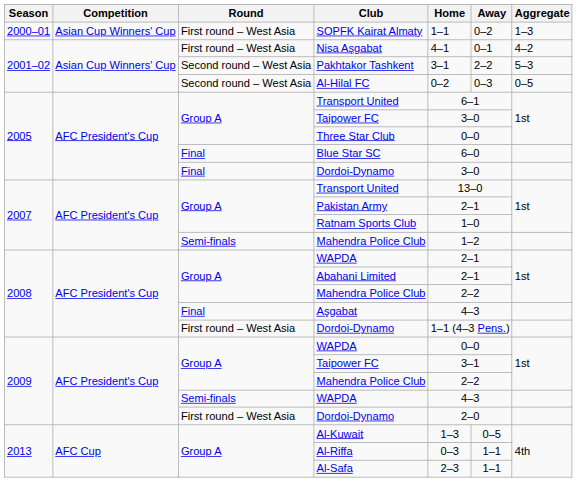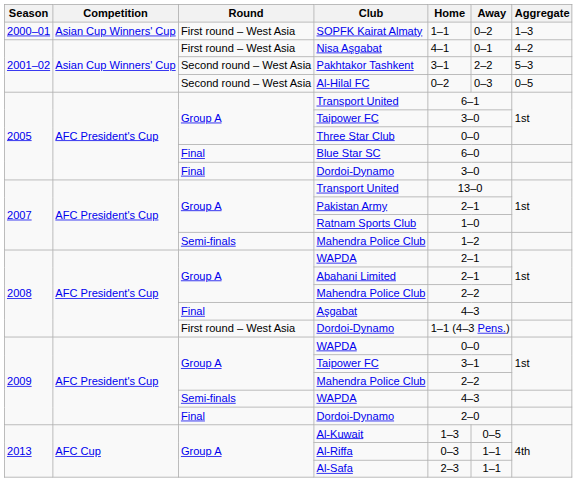(238, 416) First round – West Asia -> (193, 416) Final
